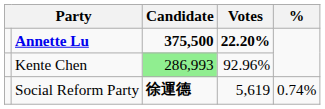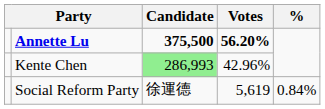(245, 40) 22.20% -> (245, 40) 56.20%
(247, 64) 92.96% -> (247, 64) 42.96%
(169, 89) bold -> (169, 89) normal
(297, 90) 0.74% -> (297, 90) 0.84%
